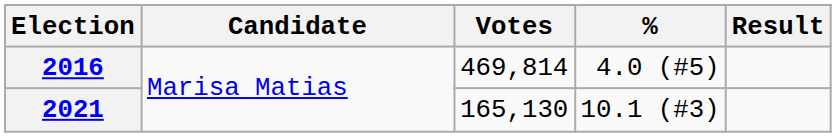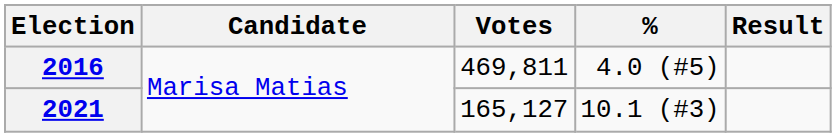(514, 68) 469,814 -> (514, 68) 469,811
(514, 110) 165,130 -> (514, 110) 165,127
